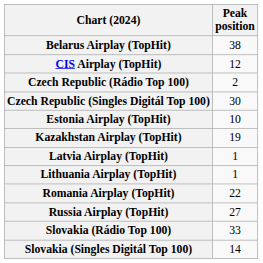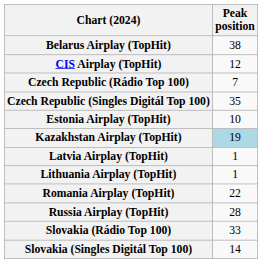(235, 82) 2 -> (235, 82) 7
(235, 100) 30 -> (235, 100) 35
(235, 138) no background -> (235, 138) lightblue background
(235, 212) 27 -> (235, 212) 28
